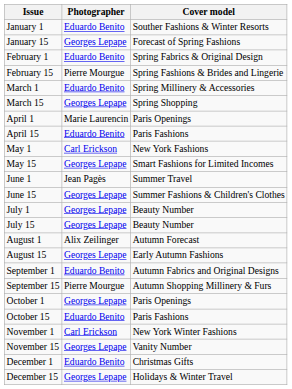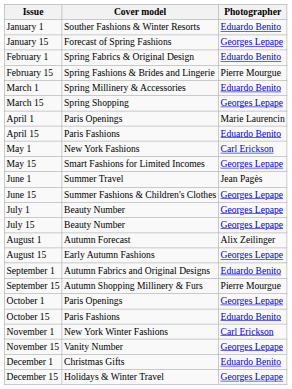columns swapped: (209, 12) <-> (96, 12)
